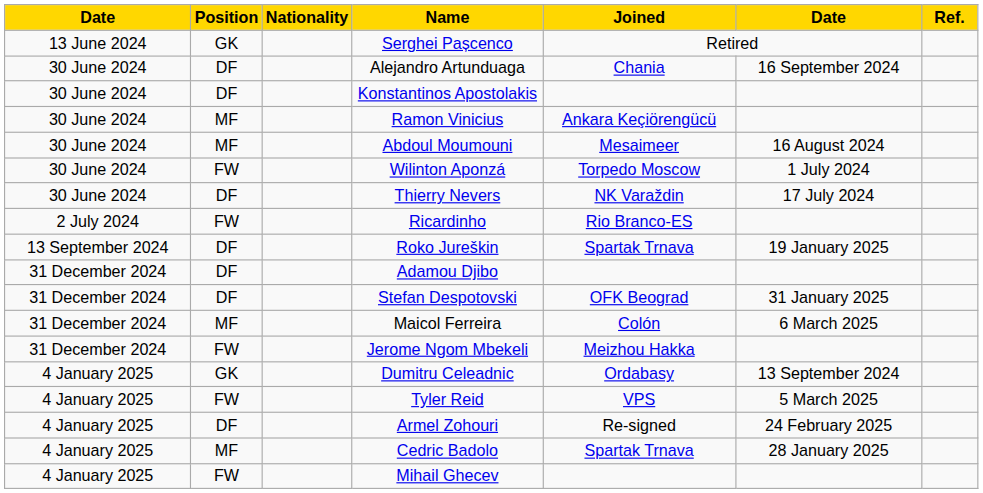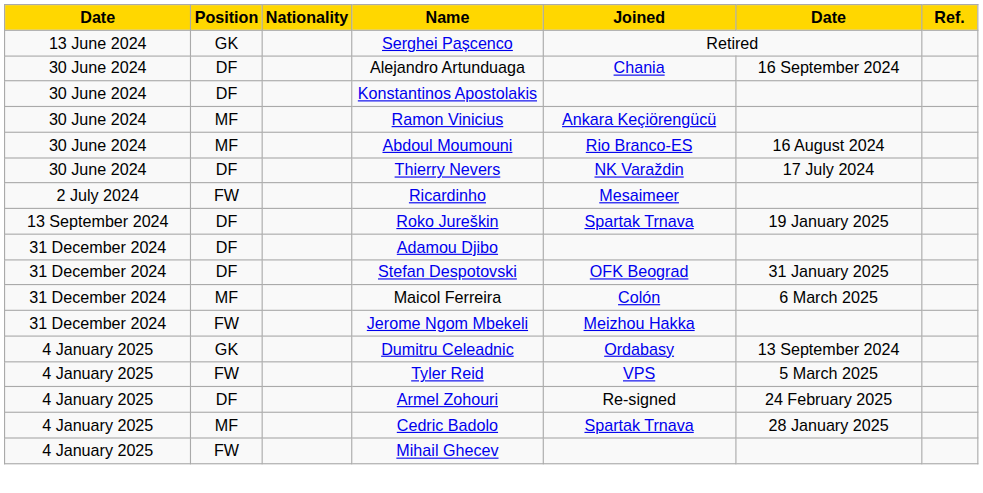(639, 145) Mesaimeer -> (639, 145) Rio Branco-ES
- row: (447, 171)
(639, 222) Rio Branco-ES -> (639, 196) Mesaimeer
